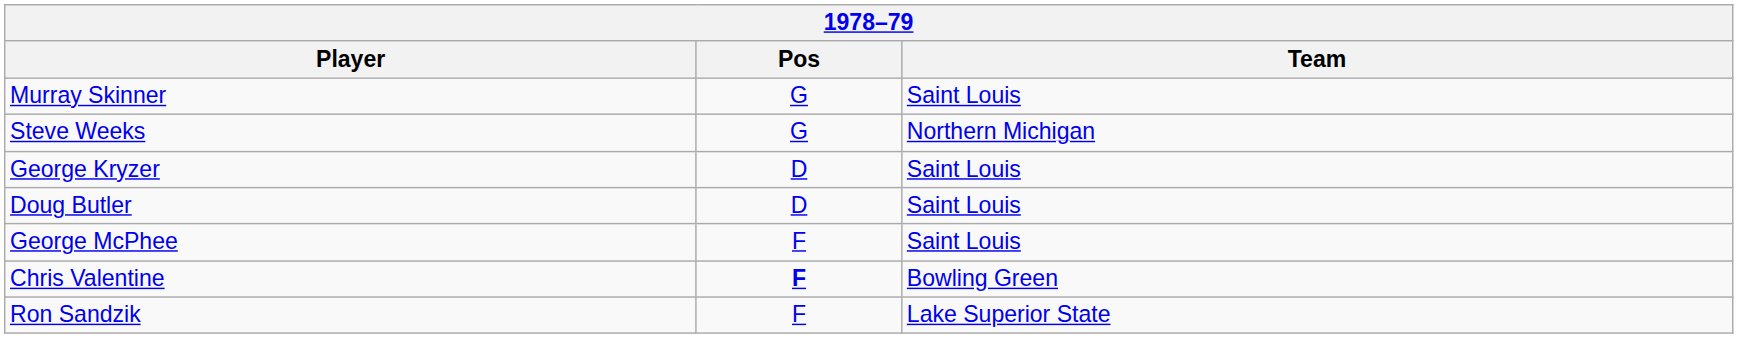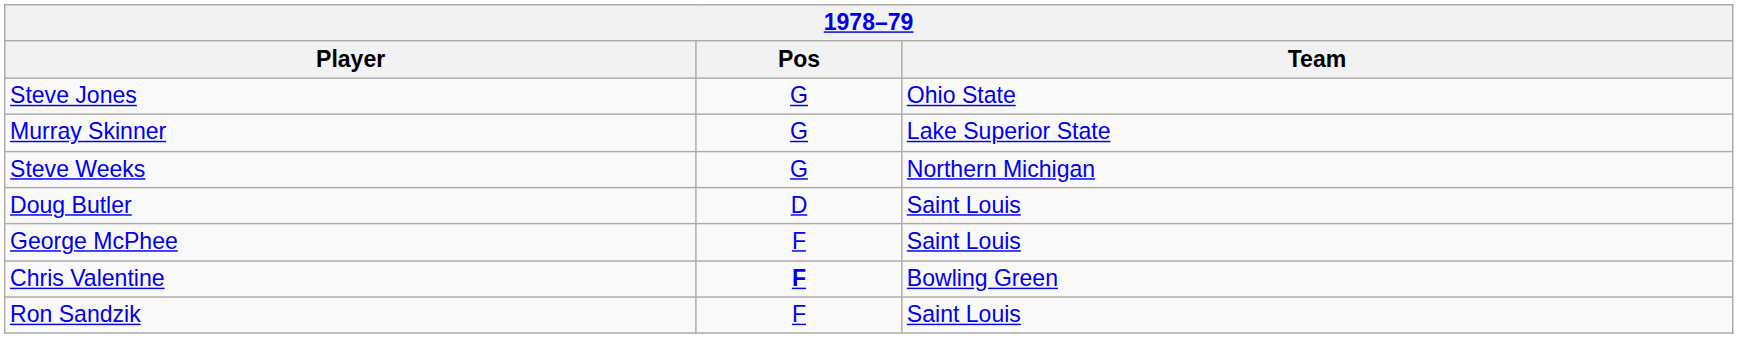+ row: (73, 95)
(964, 95) Saint Louis -> (1009, 132) Lake Superior State
- row: (85, 168)
(1009, 315) Lake Superior State -> (964, 315) Saint Louis
